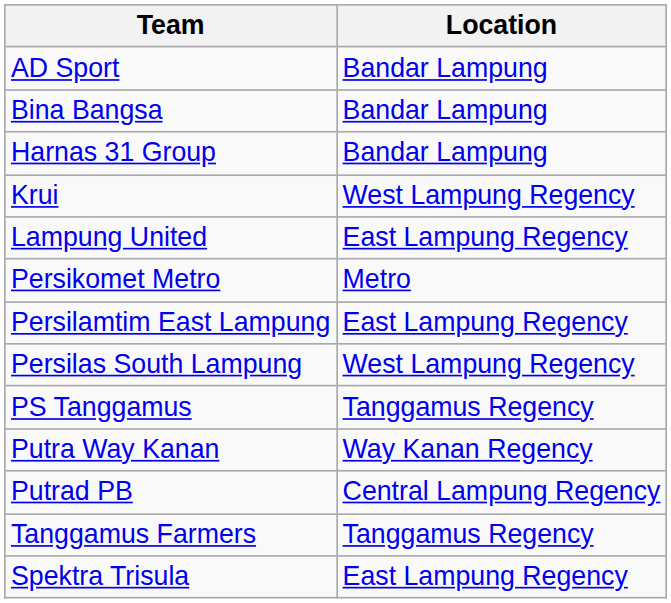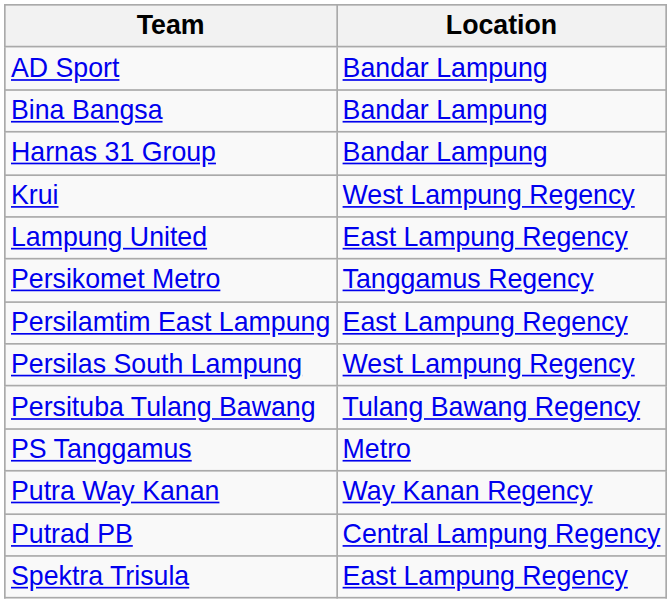(377, 279) Metro -> (468, 279) Tanggamus Regency
+ row: (163, 407)
(468, 407) Tanggamus Regency -> (377, 449) Metro
- row: (134, 534)
